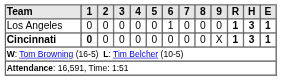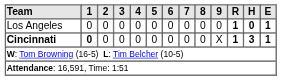(170, 25) 1 -> (170, 25) 0
(252, 25) 3 -> (252, 25) 0
